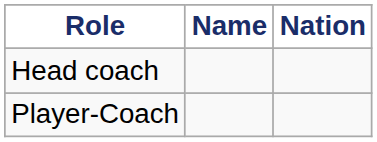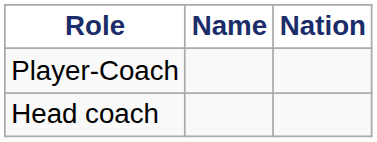rows swapped: (85, 70) <-> (95, 114)
